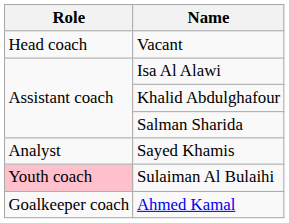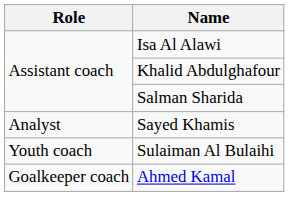- row: (160, 44)
(50, 177) pink background -> (50, 151) no background
